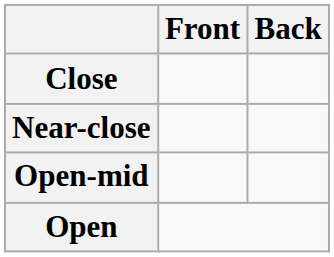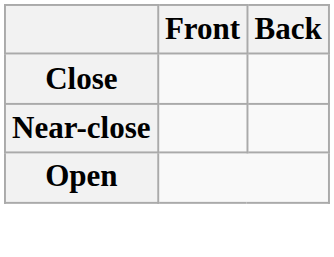- row: (81, 176)
